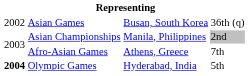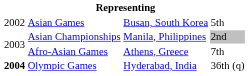(228, 22) 36th (q) -> (218, 22) 5th
(218, 66) 5th -> (228, 66) 36th (q)
